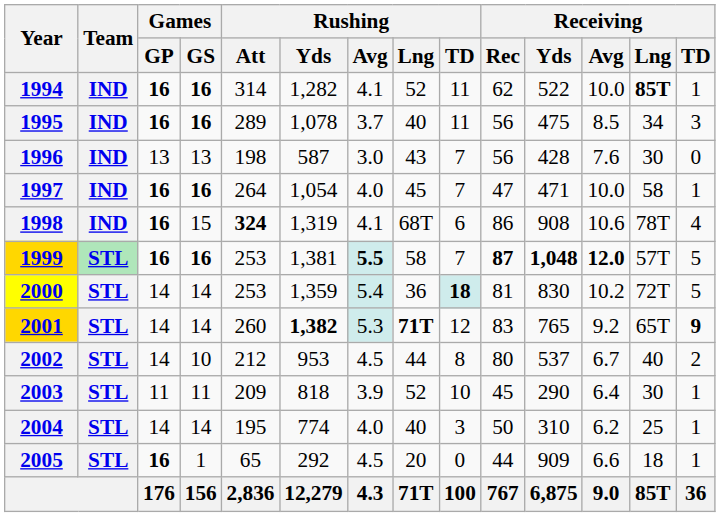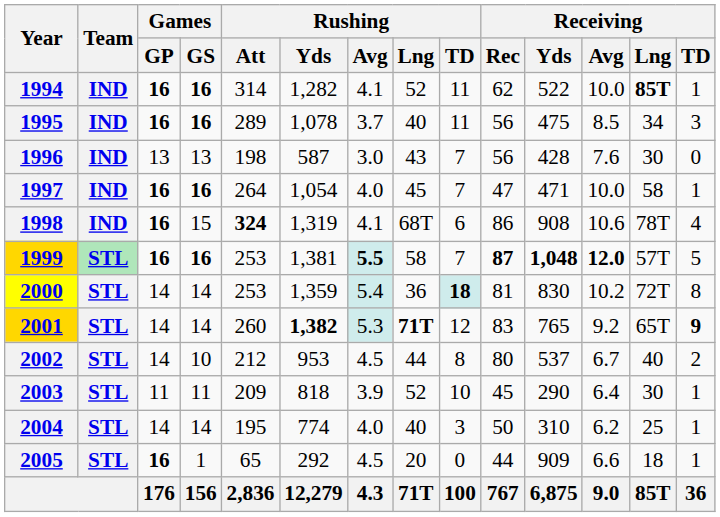(696, 291) 5 -> (696, 291) 8
